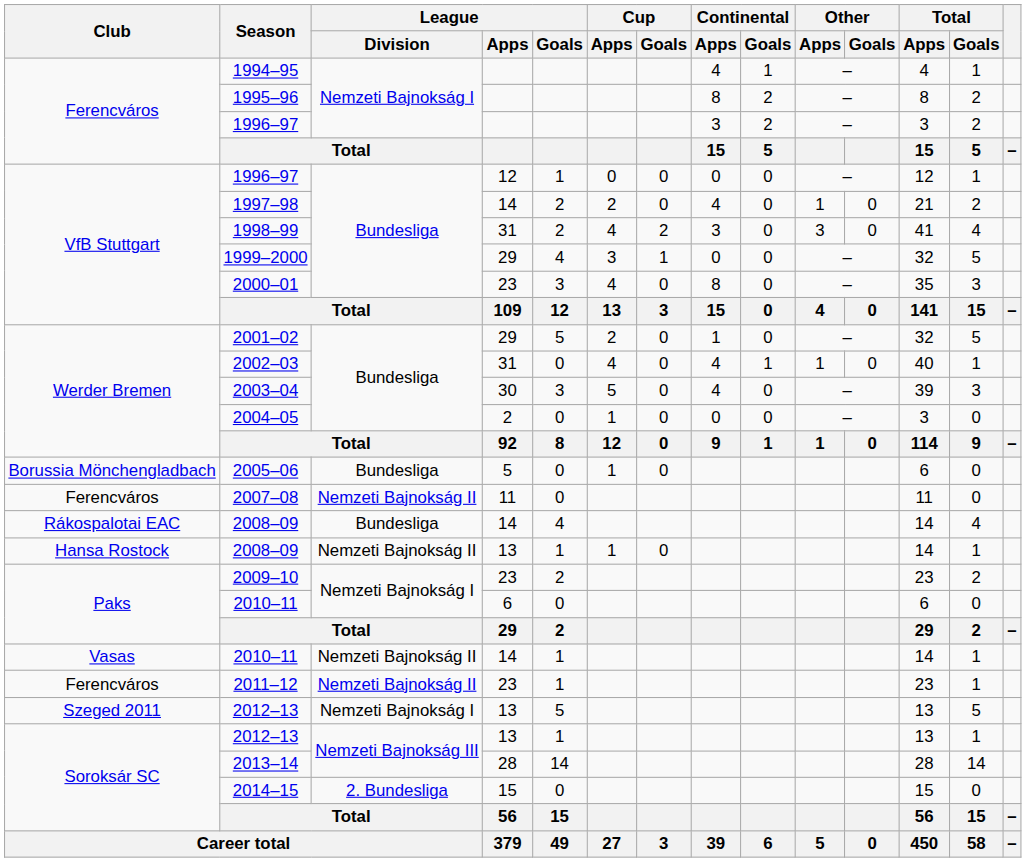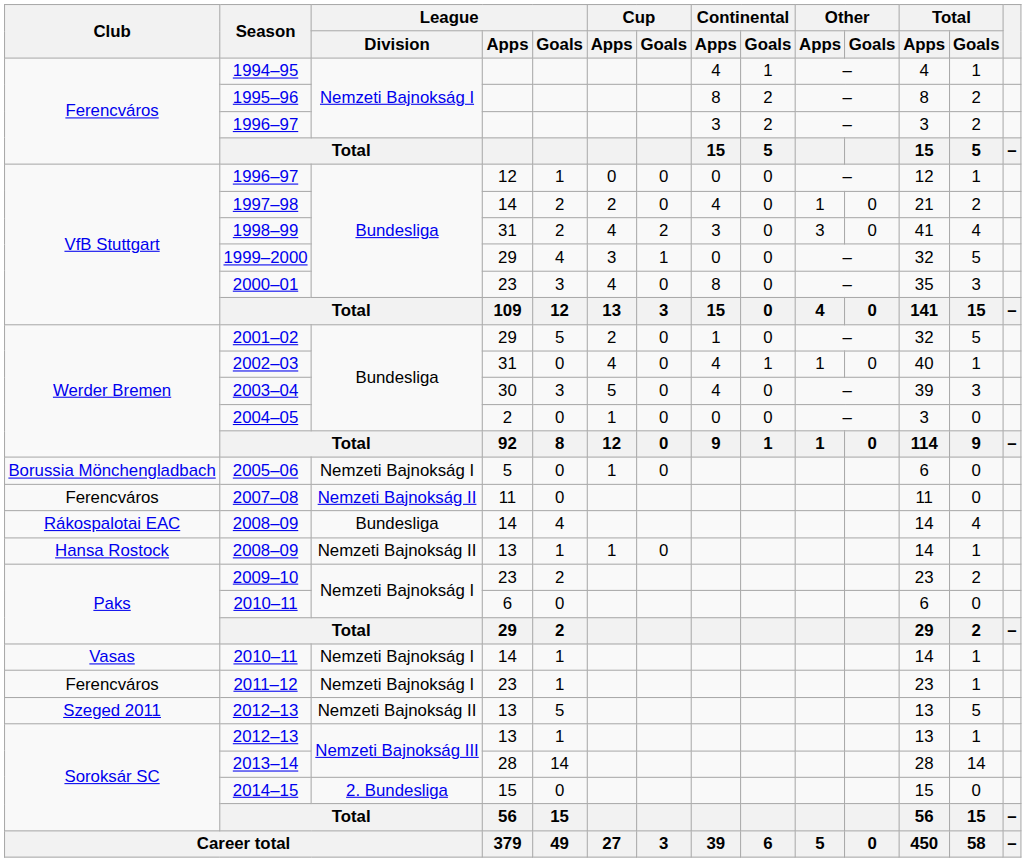(397, 470) Bundesliga -> (397, 470) Nemzeti Bajnokság I
(397, 657) Nemzeti Bajnokság II -> (397, 657) Nemzeti Bajnokság I
(397, 683) Nemzeti Bajnokság II -> (397, 683) Nemzeti Bajnokság I
(397, 710) Nemzeti Bajnokság I -> (397, 710) Nemzeti Bajnokság II
